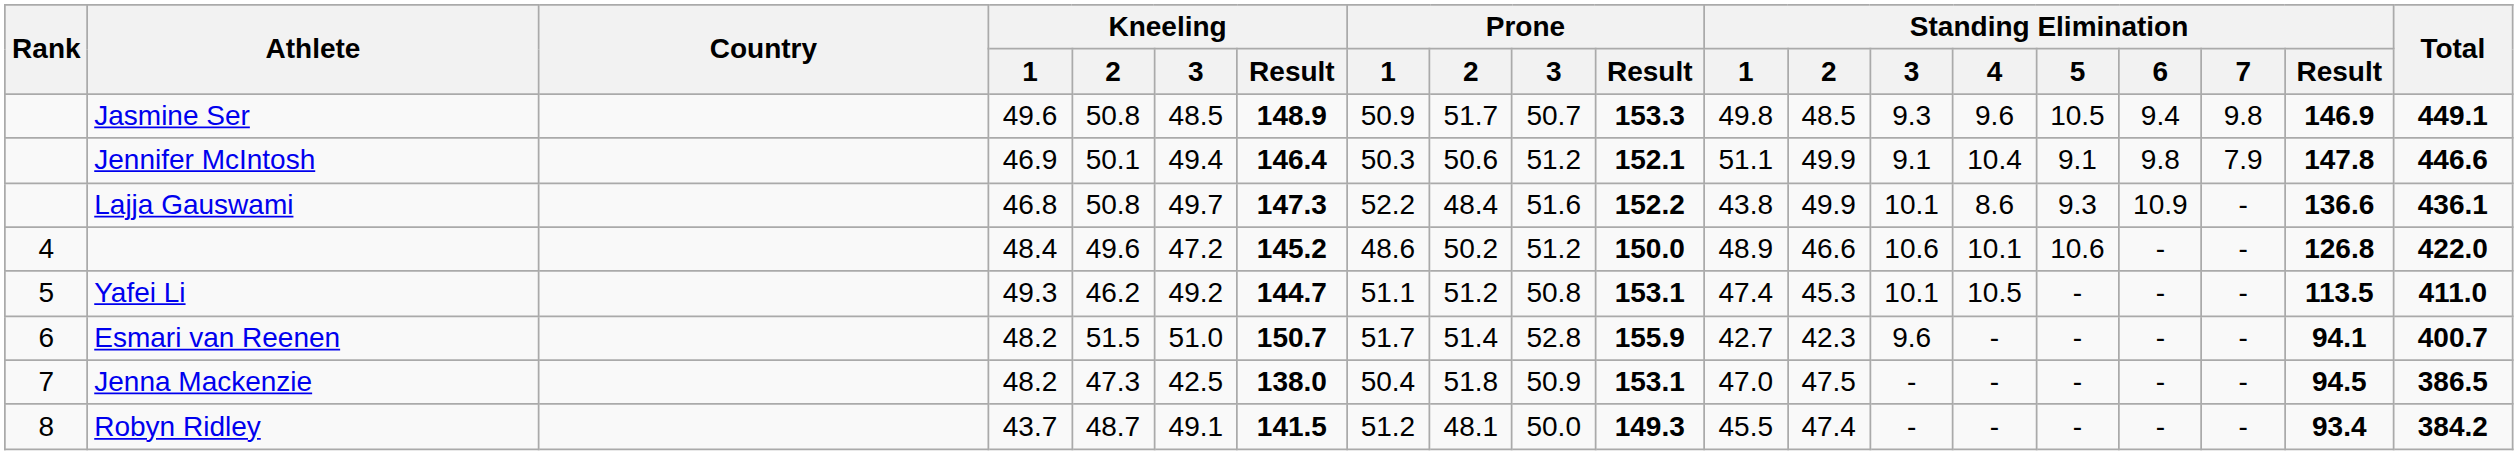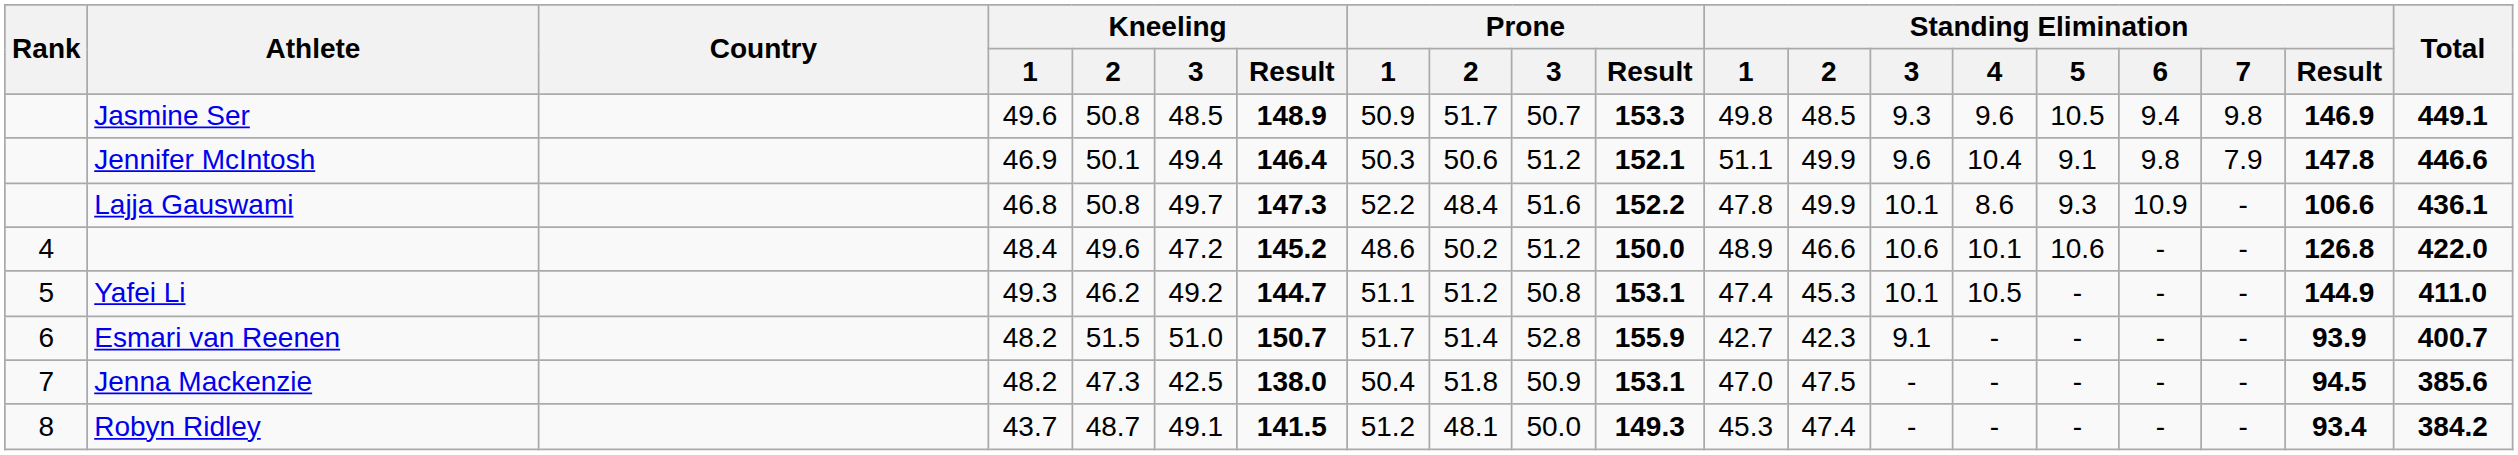(1912, 159) 9.1 -> (1912, 159) 9.6
(1746, 204) 43.8 -> (1746, 204) 47.8
(2339, 204) 136.6 -> (2339, 204) 106.6
(2339, 293) 113.5 -> (2339, 293) 144.9
(1912, 337) 9.6 -> (1912, 337) 9.1
(2339, 337) 94.1 -> (2339, 337) 93.9
(2453, 381) 386.5 -> (2453, 381) 385.6
(1746, 426) 45.5 -> (1746, 426) 45.3
